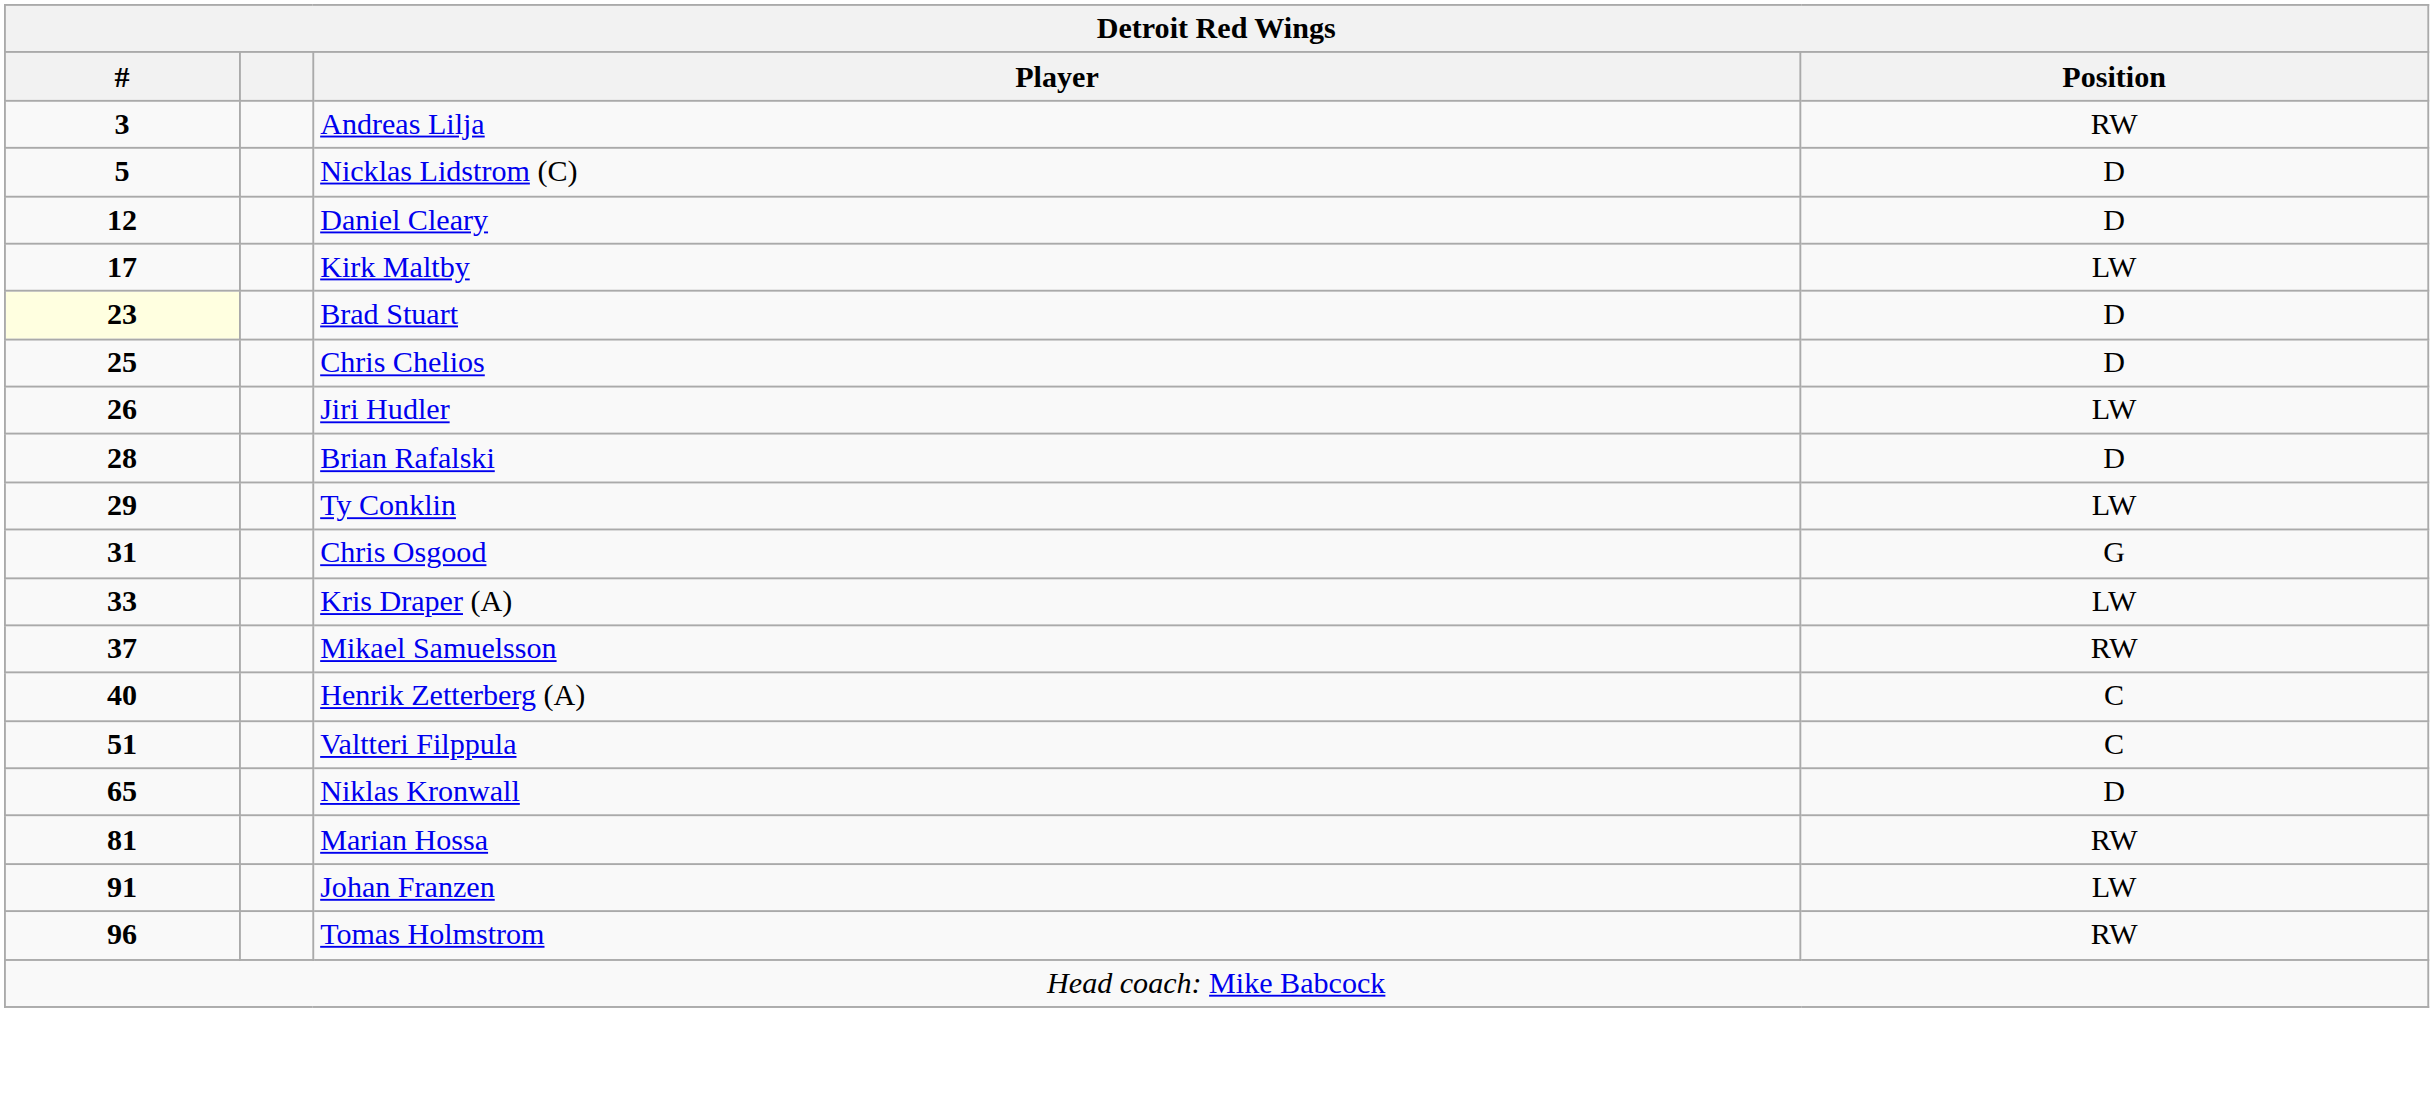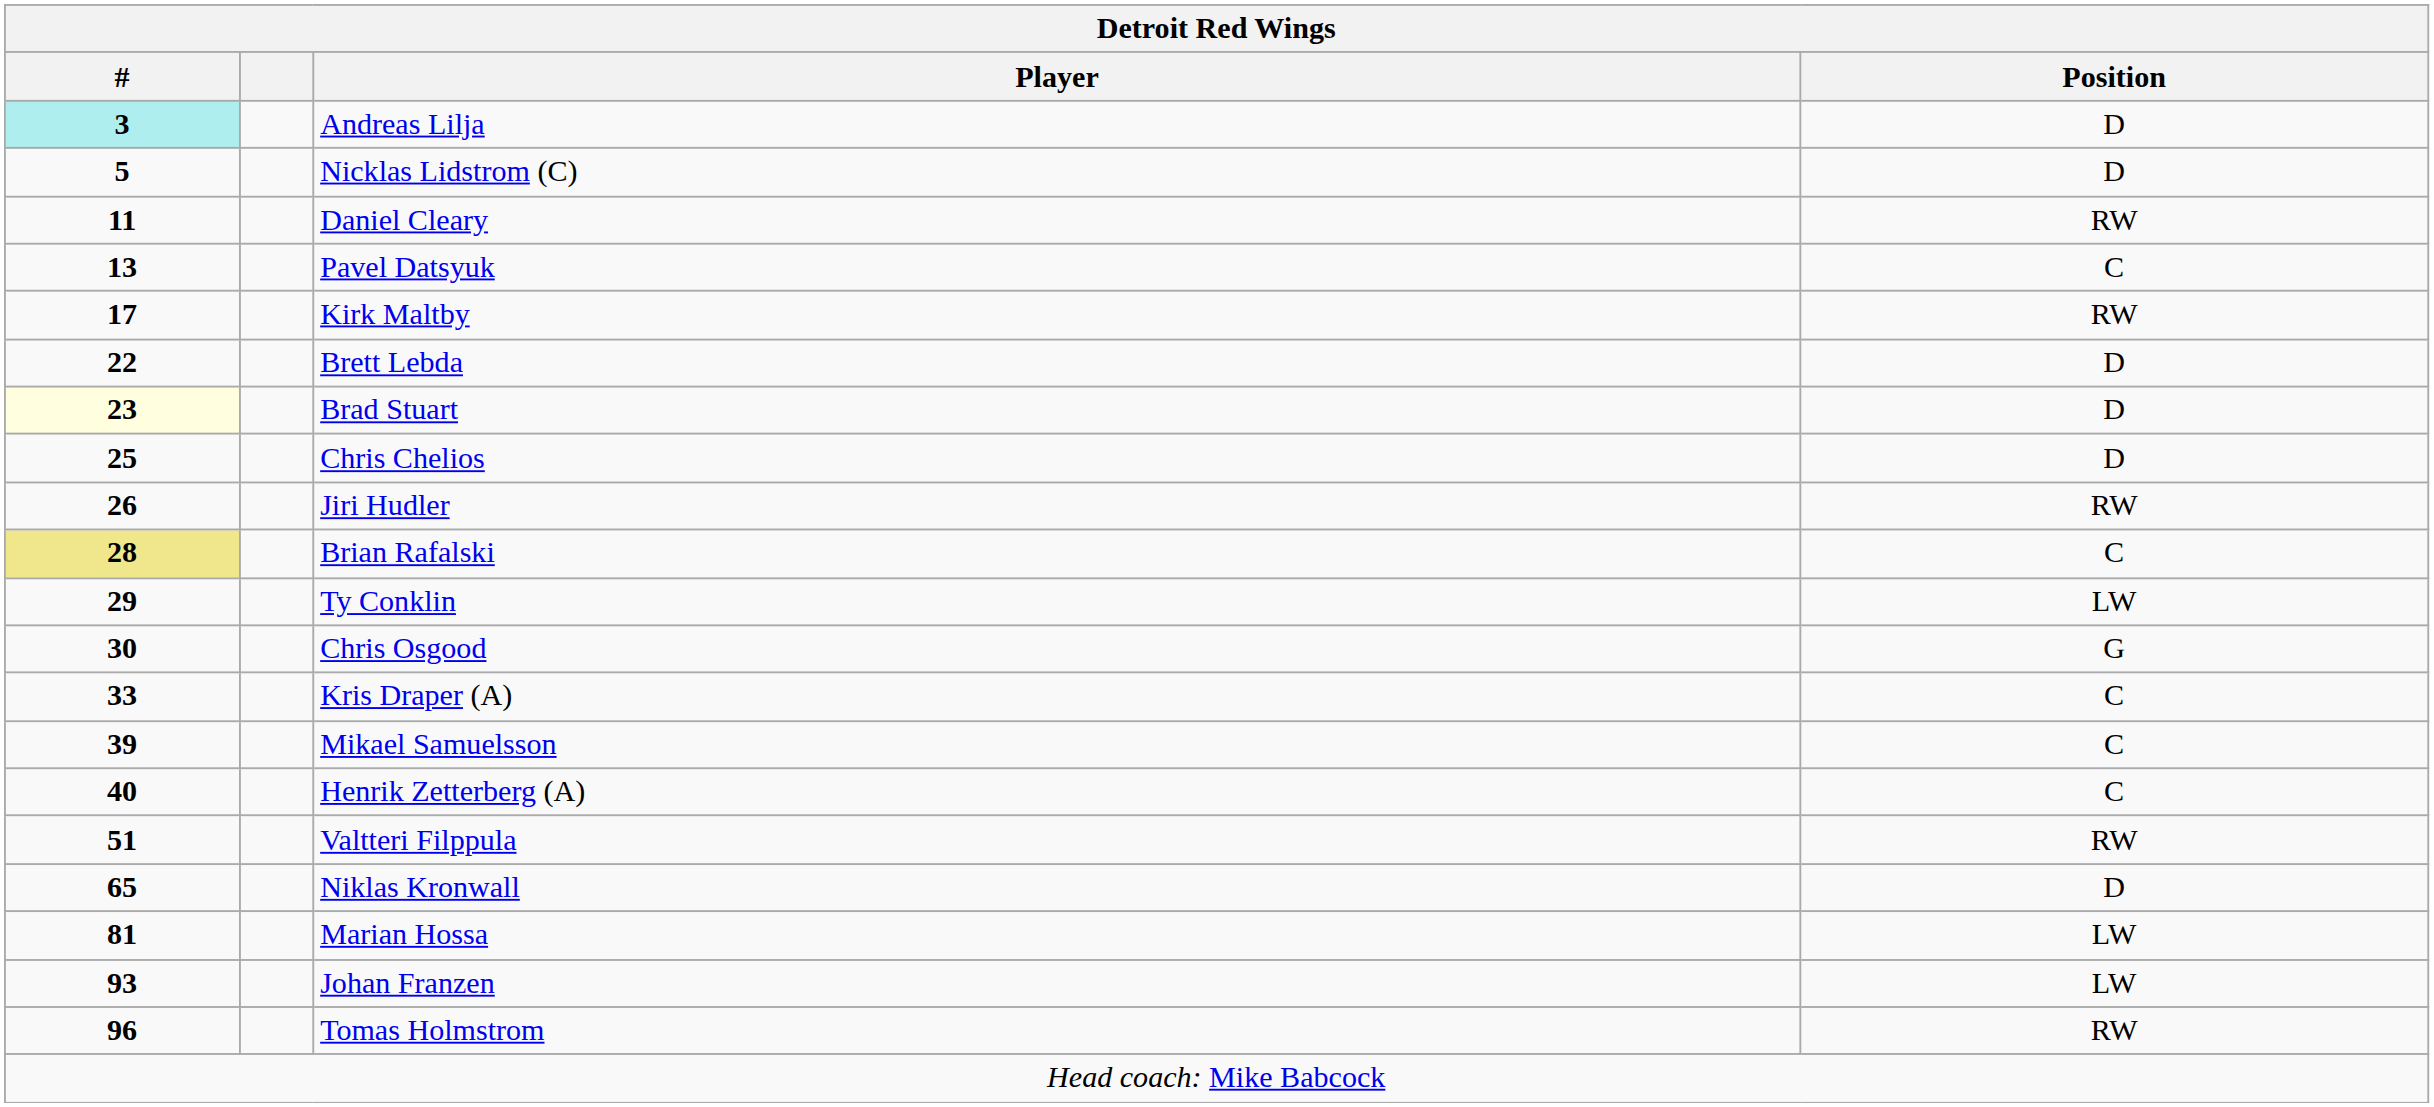(122, 123) no background -> (122, 123) paleturquoise background
(2114, 123) RW -> (2114, 123) D
(122, 219) 12 -> (122, 219) 11
(2114, 219) D -> (2114, 219) RW
+ row: (407, 266)
(2114, 266) LW -> (2114, 314) RW
+ row: (392, 362)
(2114, 409) LW -> (2114, 505) RW
(122, 457) no background -> (122, 553) khaki background
(2114, 457) D -> (2114, 553) C
(122, 553) 31 -> (122, 648) 30
(2114, 600) LW -> (2114, 696) C
(122, 648) 37 -> (122, 743) 39
(2114, 648) RW -> (2114, 743) C
(2114, 743) C -> (2114, 839) RW
(2114, 839) RW -> (2114, 934) LW
(122, 887) 91 -> (122, 982) 93
